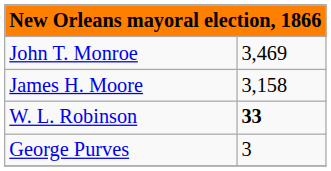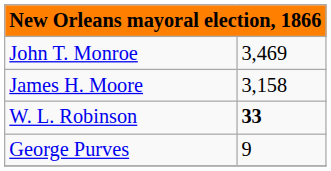(246, 149) 3 -> (246, 149) 9
